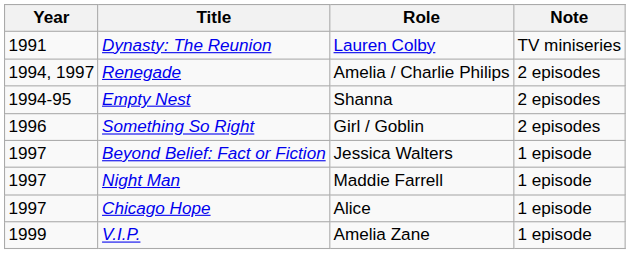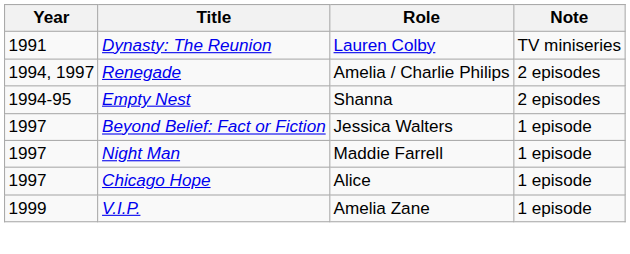- row: (178, 126)
